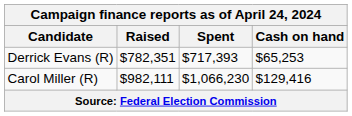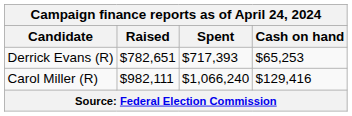(148, 57) $782,351 -> (148, 57) $782,651
(216, 79) $1,066,230 -> (216, 79) $1,066,240
